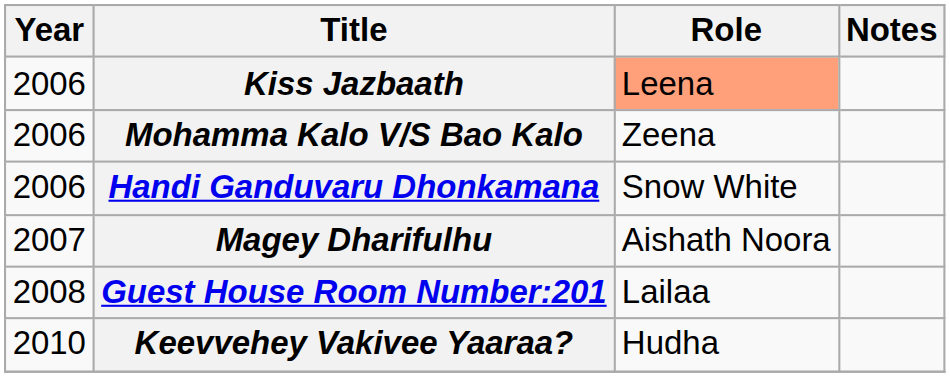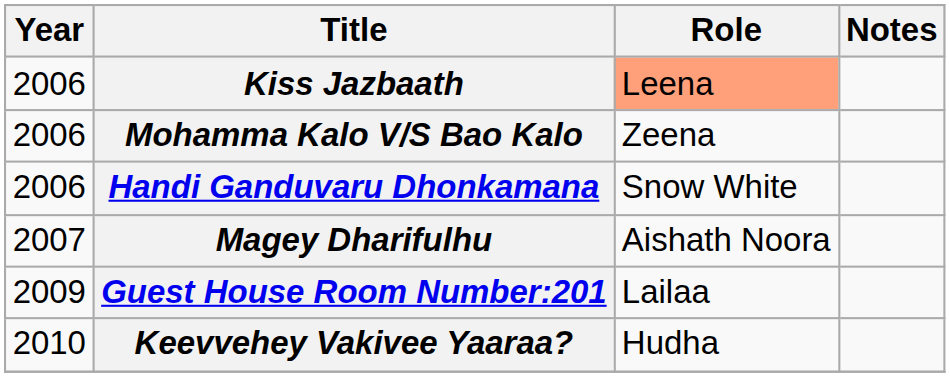(49, 291) 2008 -> (49, 291) 2009
